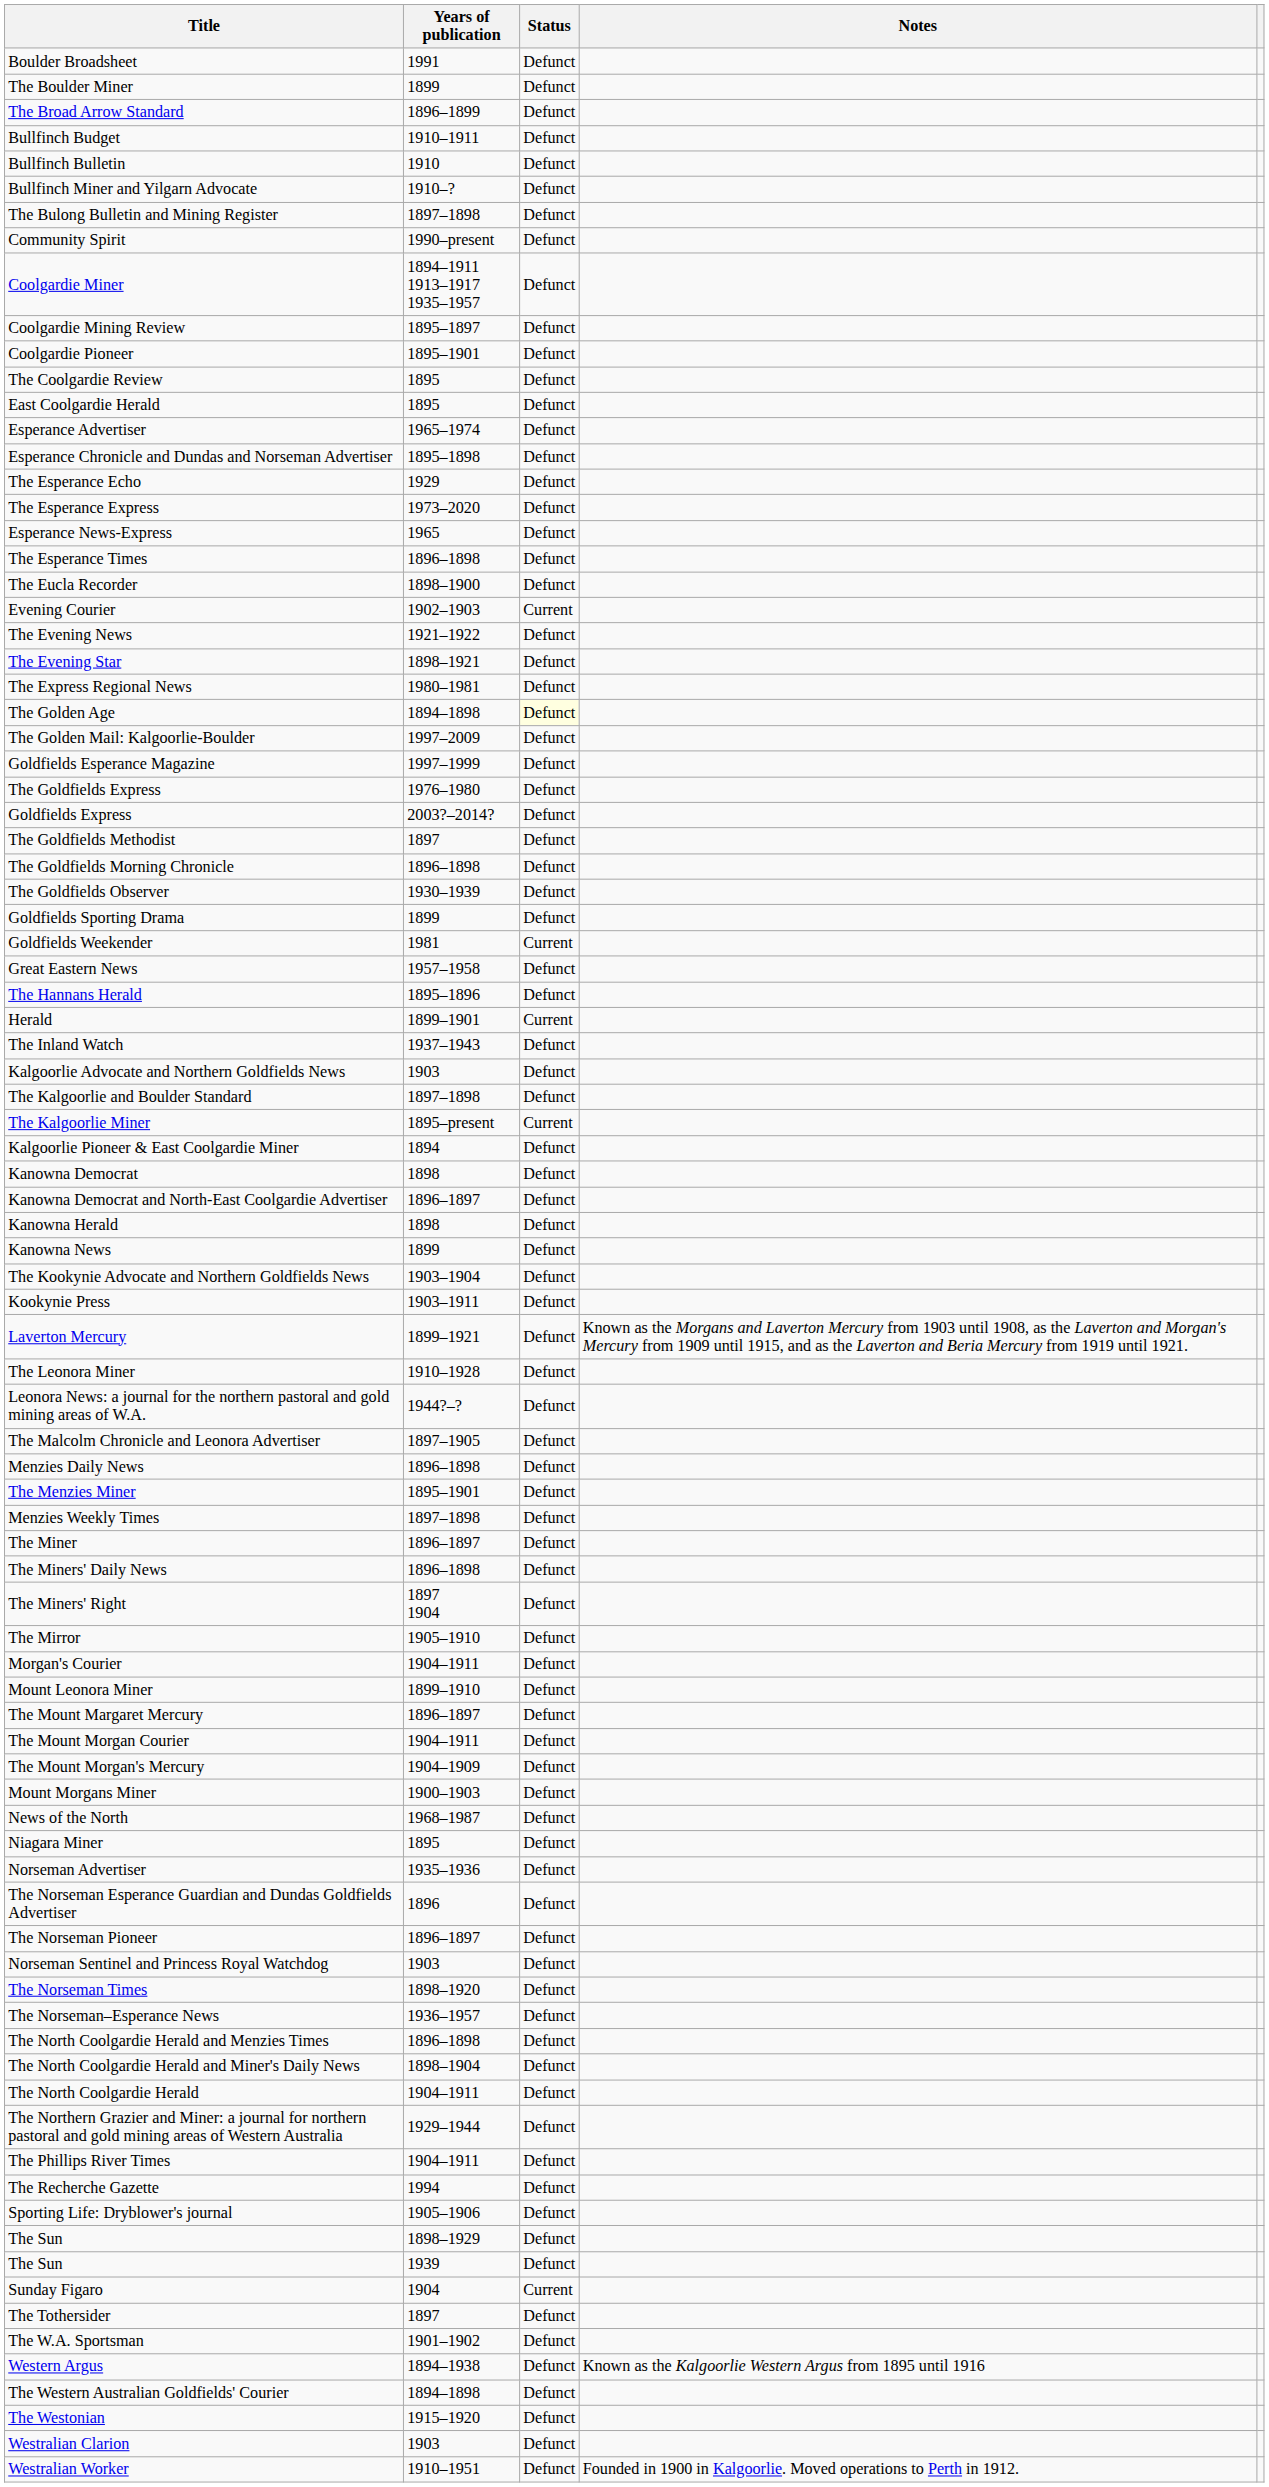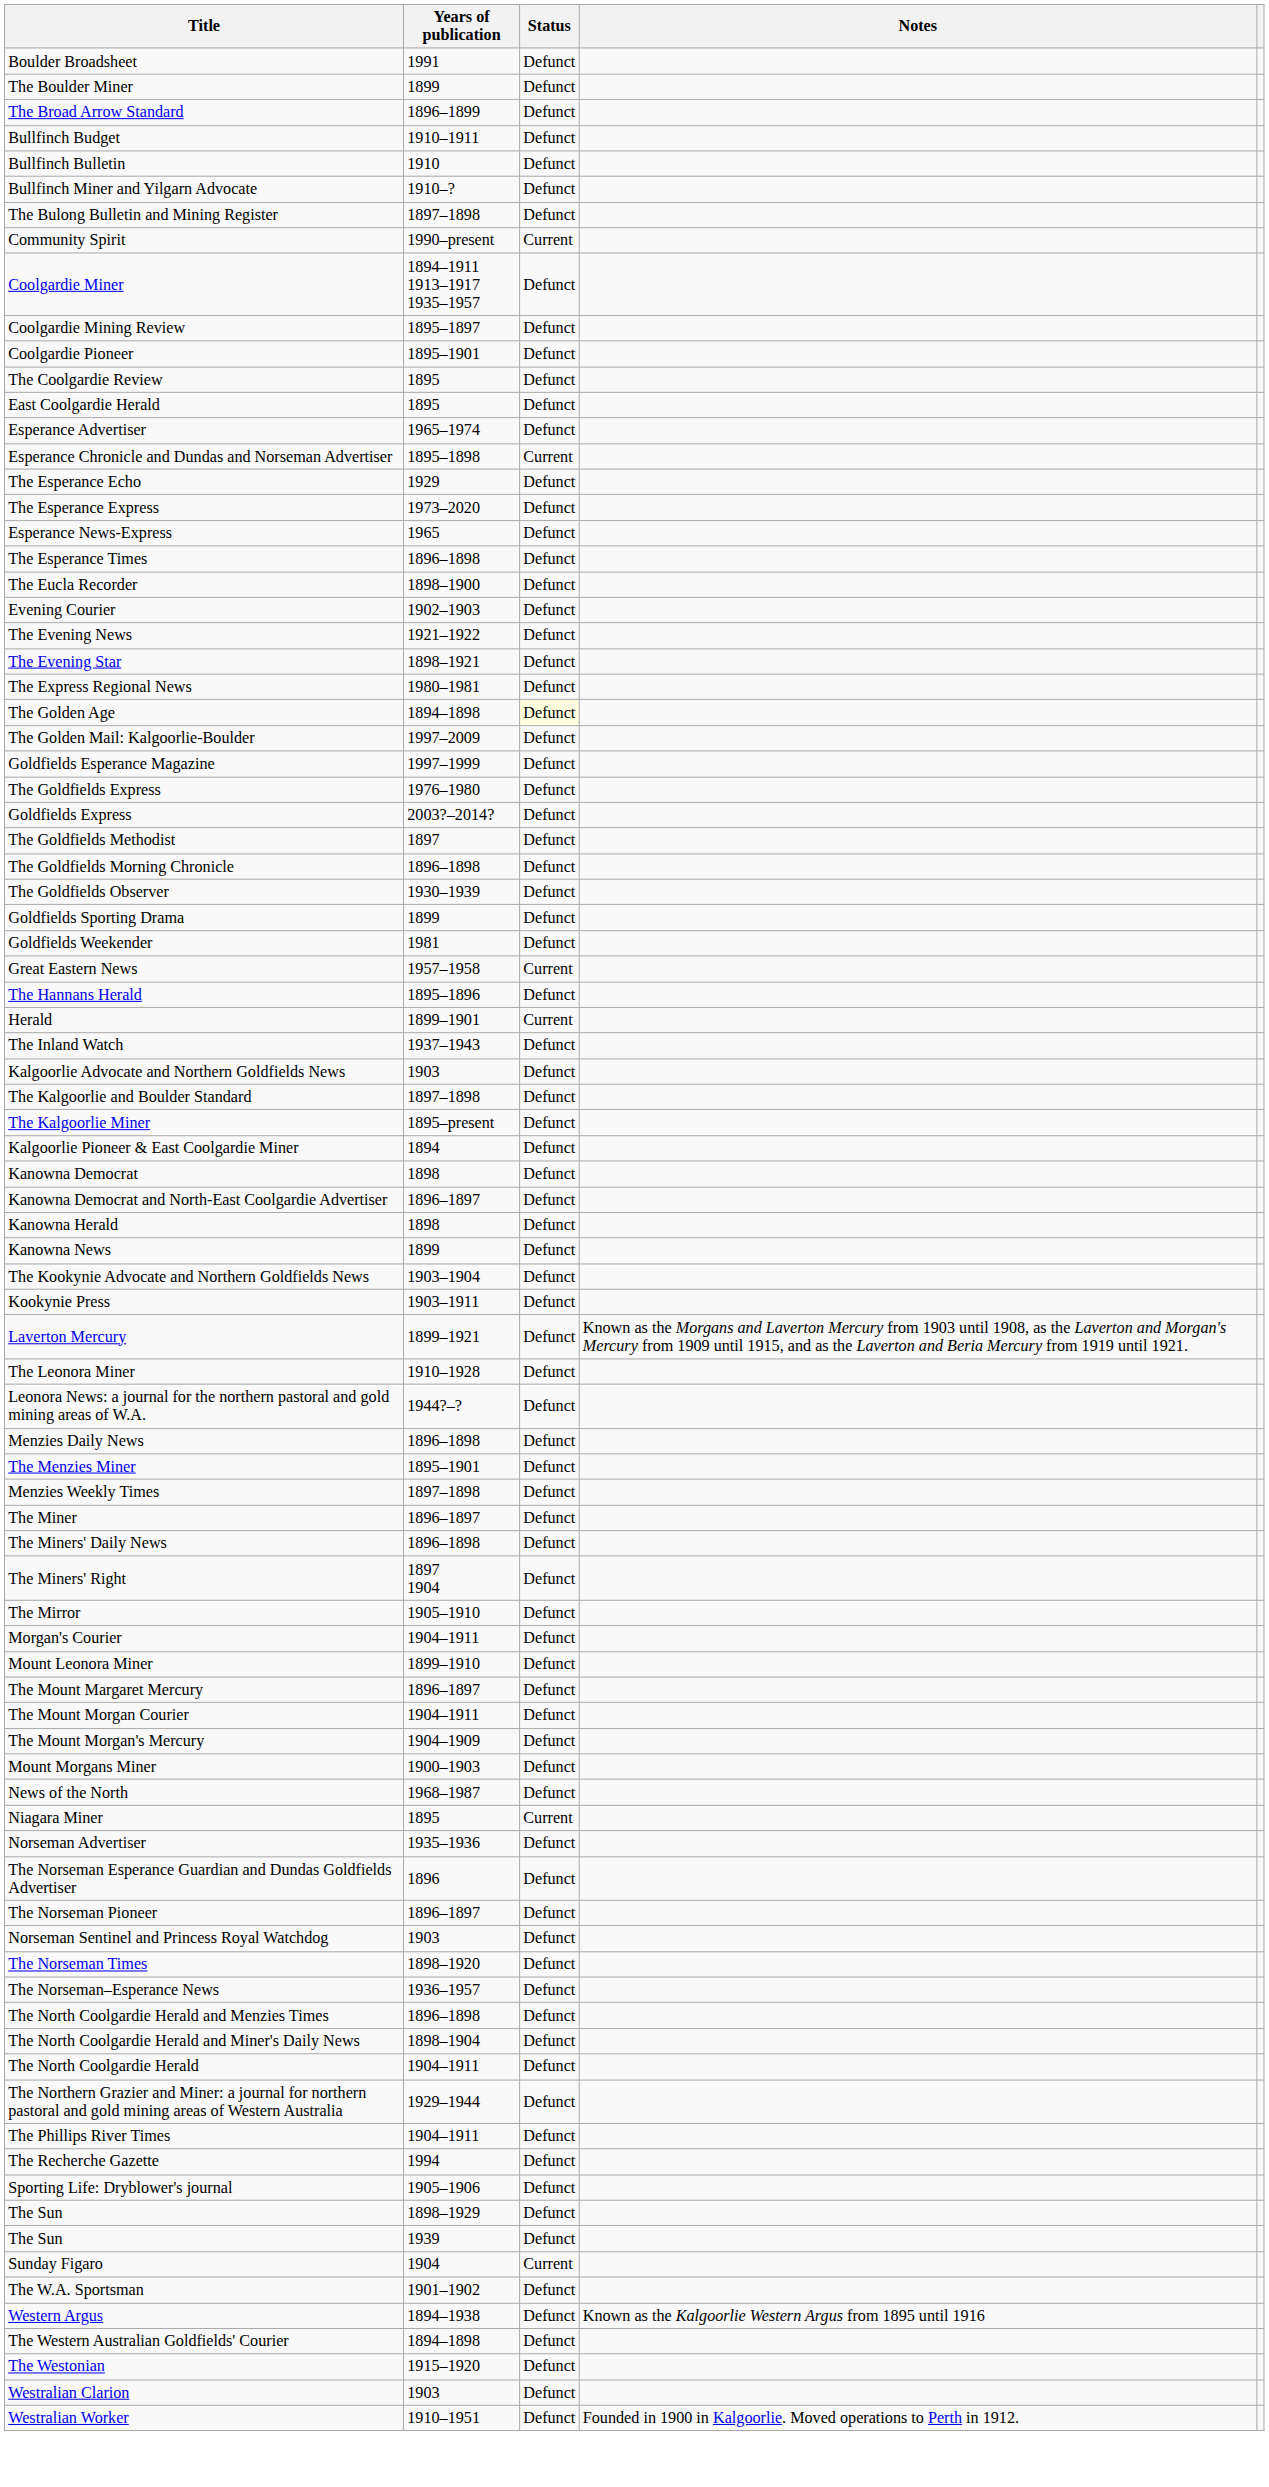(549, 240) Defunct -> (548, 240) Current
(549, 456) Defunct -> (548, 456) Current
(548, 610) Current -> (549, 610) Defunct
(548, 943) Current -> (549, 943) Defunct
(549, 968) Defunct -> (548, 968) Current
(548, 1122) Current -> (549, 1122) Defunct
- row: (164, 1440)
(549, 1843) Defunct -> (548, 1817) Current
- row: (59, 2315)
